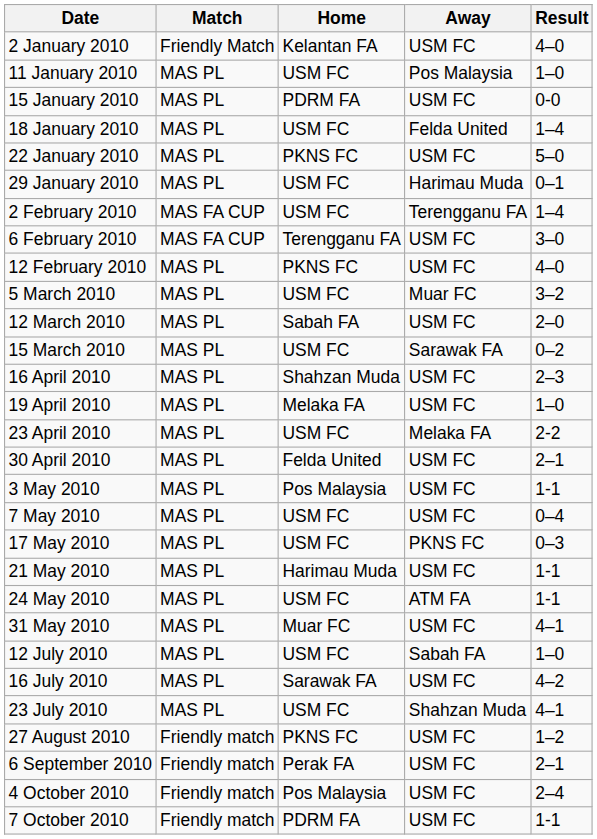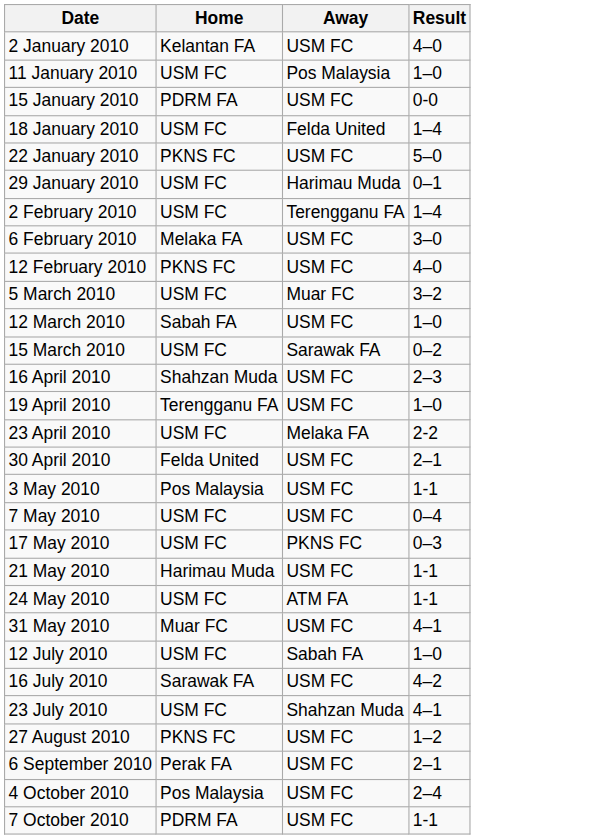- column: (217, 18)
(342, 239) Terengganu FA -> (201, 239) Melaka FA
(550, 322) 2–0 -> (427, 322) 1–0
(324, 405) Melaka FA -> (219, 405) Terengganu FA
